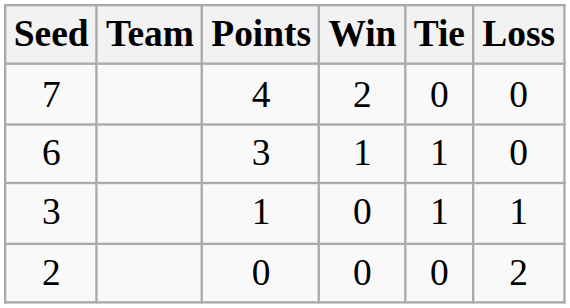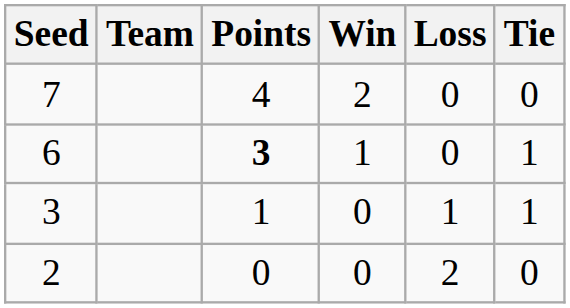columns swapped: (519, 34) <-> (439, 34)
(261, 152) normal -> (261, 152) bold
